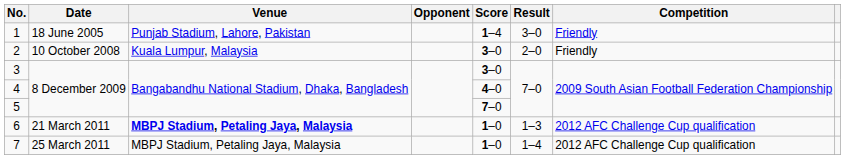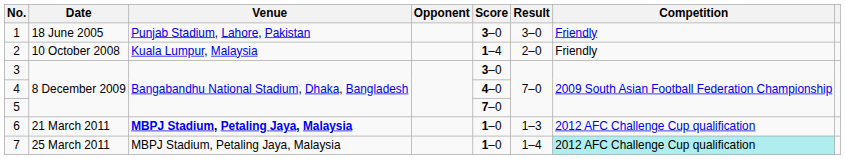(492, 32) 1–4 -> (492, 32) 3–0
(492, 51) 3–0 -> (492, 51) 1–4
(655, 145) no background -> (655, 145) paleturquoise background
